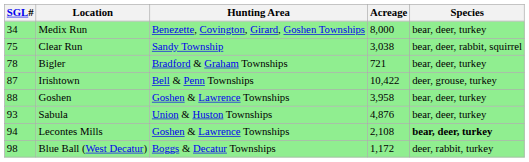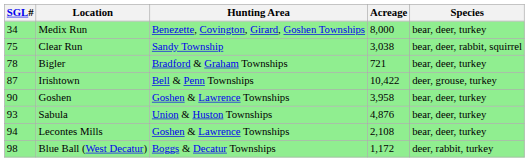(12, 98) 88 -> (12, 98) 90
(452, 132) bold -> (449, 132) normal
